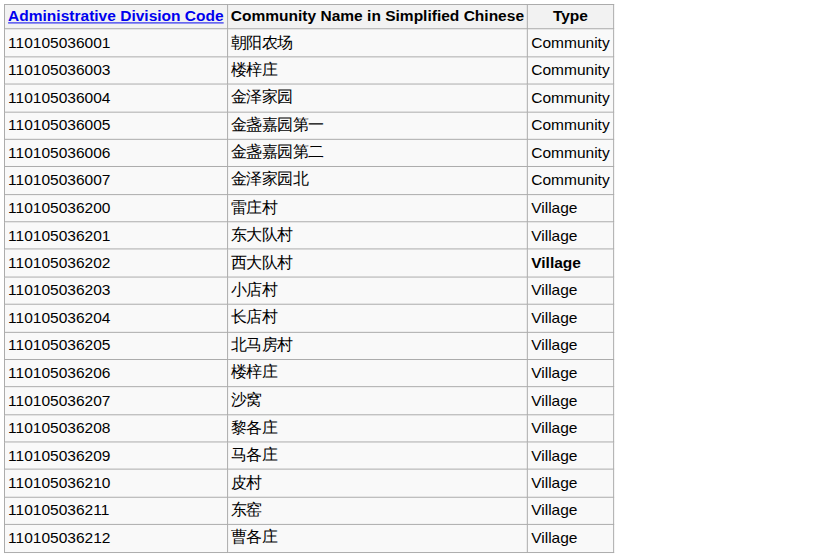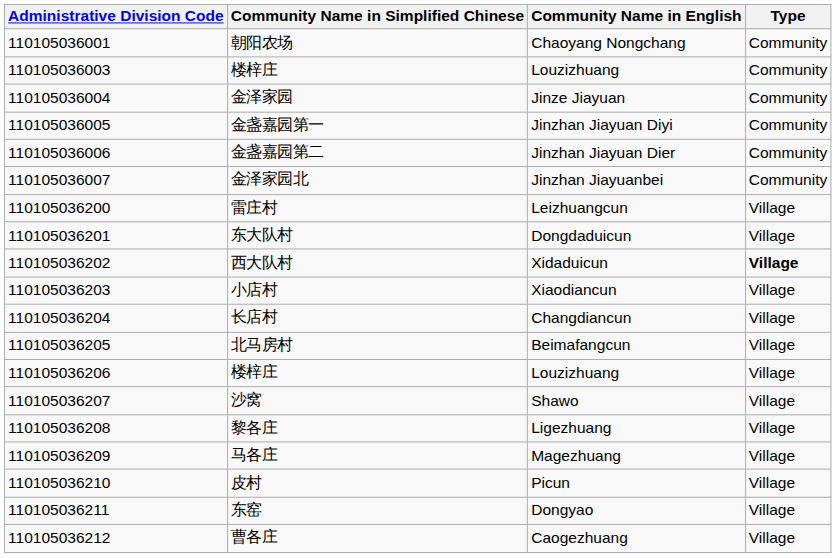+ column: (636, 16)
